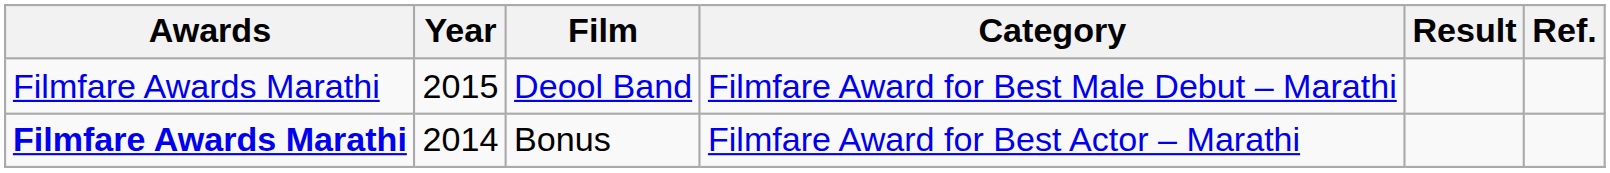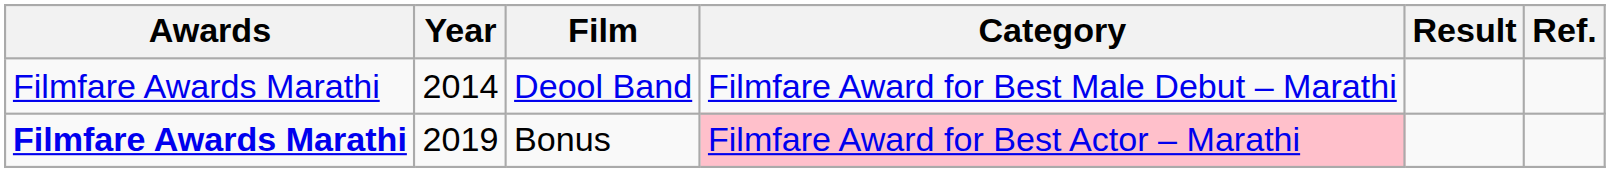(460, 85) 2015 -> (460, 85) 2014
(460, 139) 2014 -> (460, 139) 2019
(1004, 139) no background -> (1004, 139) pink background
